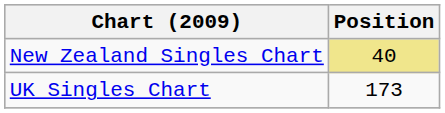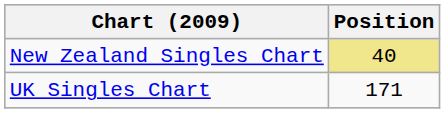(384, 90) 173 -> (384, 90) 171
